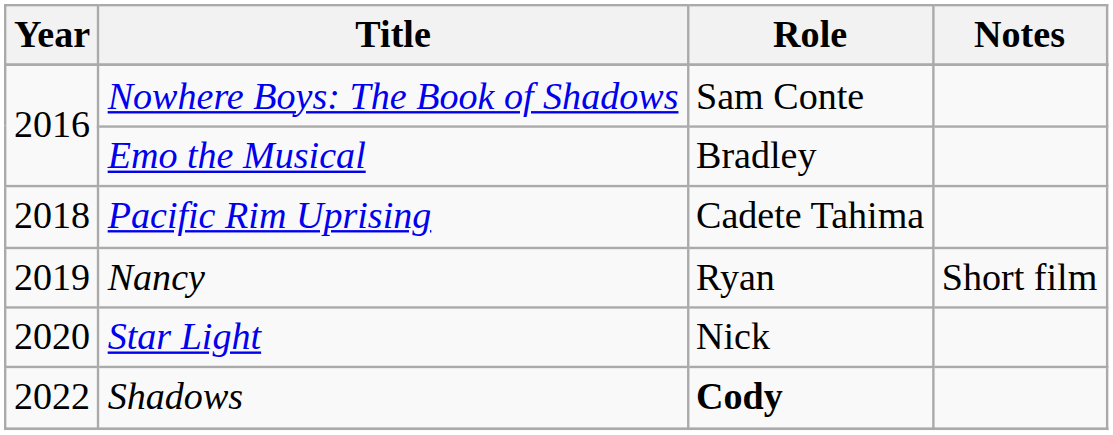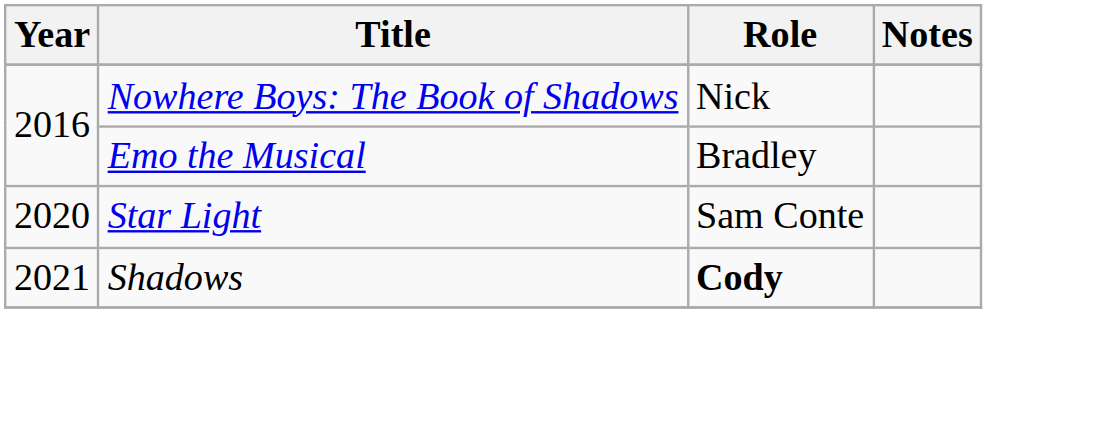(780, 95) Sam Conte -> (733, 95) Nick
- row: (270, 215)
- row: (156, 276)
(733, 336) Nick -> (780, 215) Sam Conte
(52, 397) 2022 -> (52, 276) 2021
